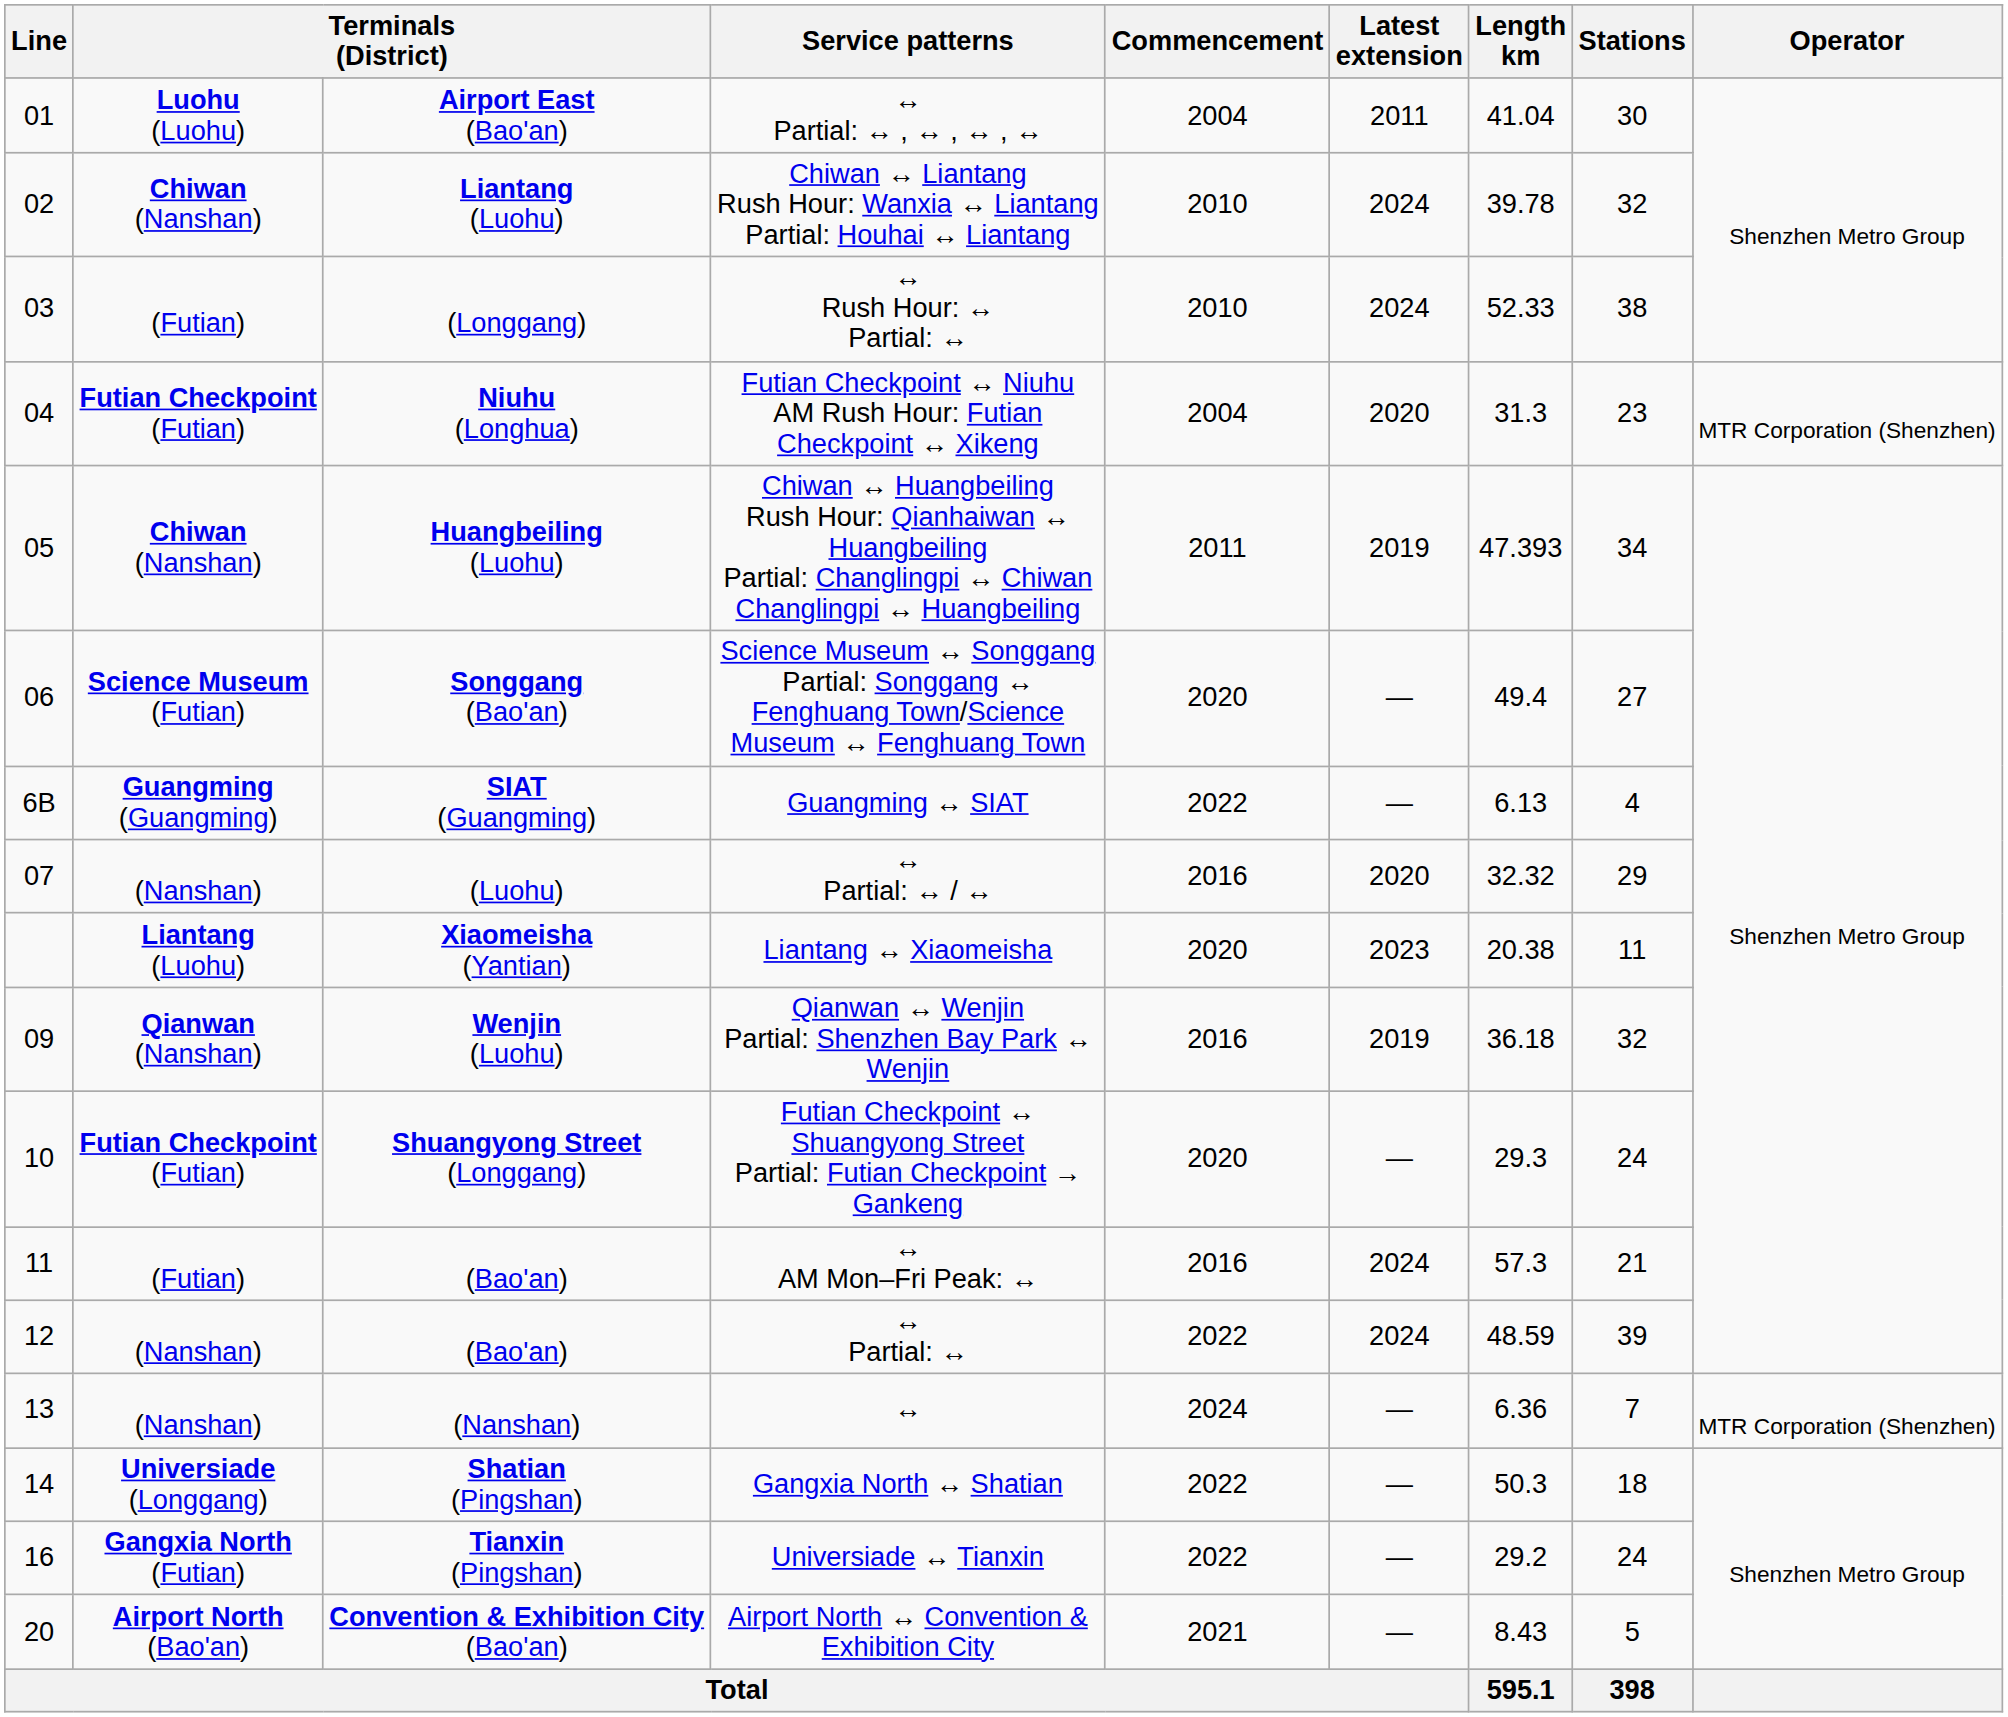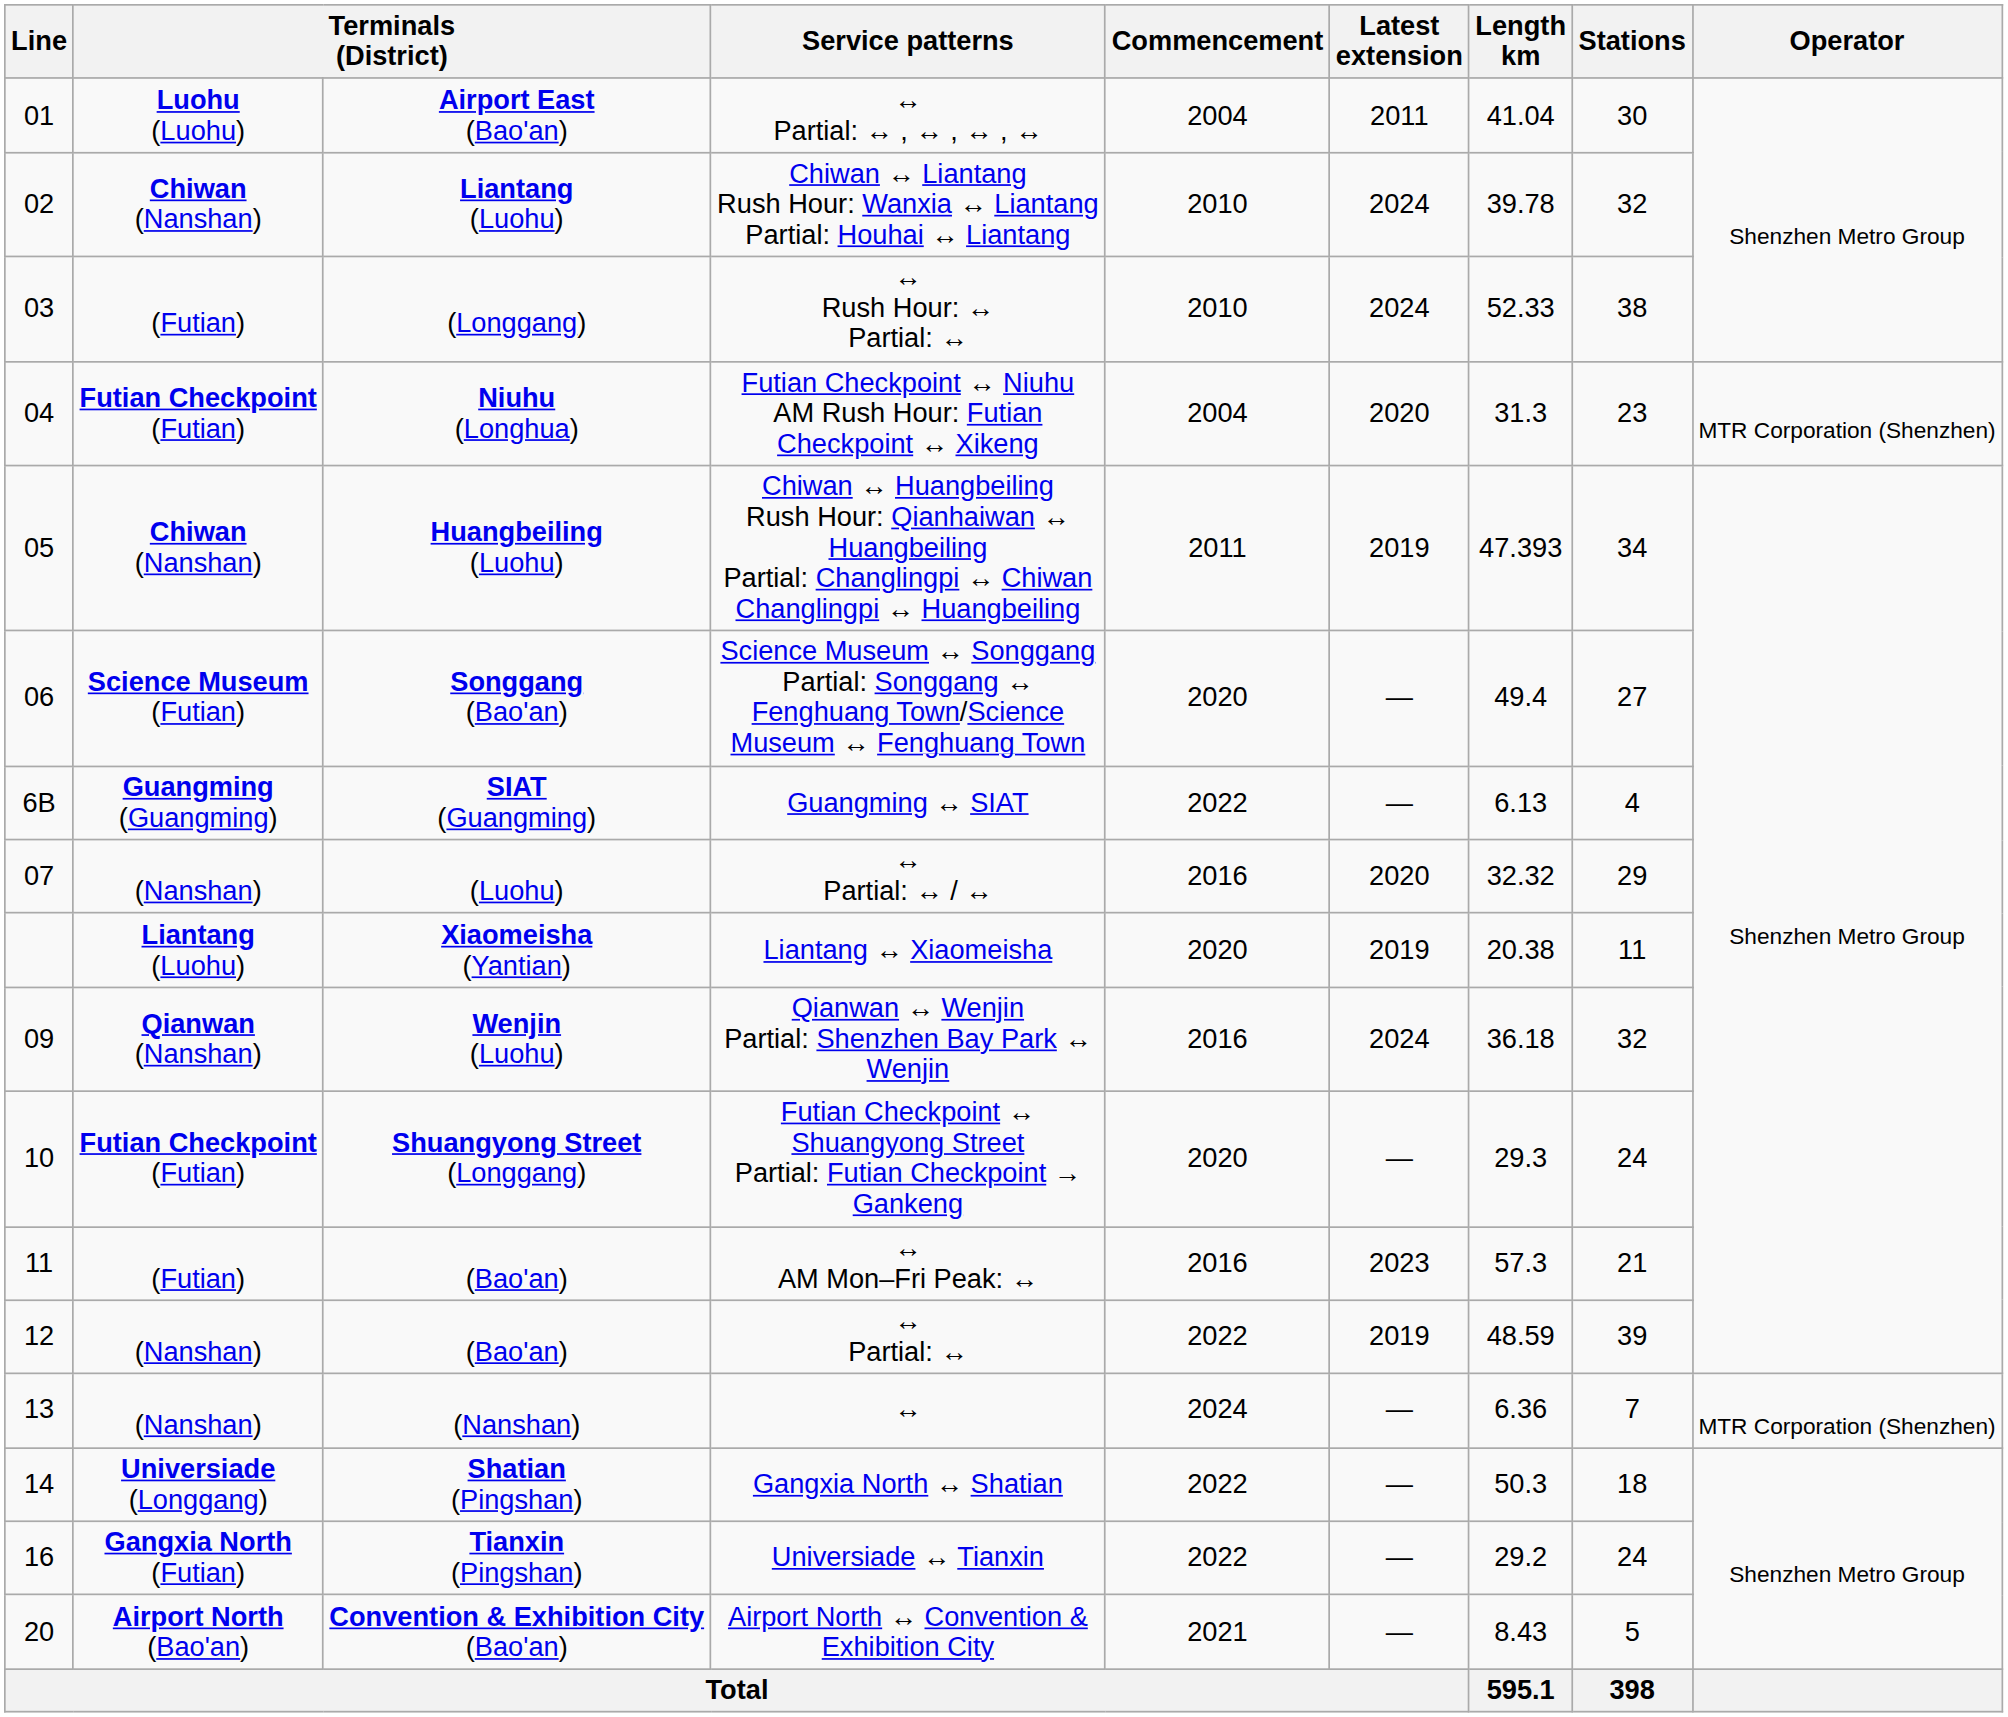(1399, 949) 2023 -> (1399, 949) 2019
(1399, 1038) 2019 -> (1399, 1038) 2024
(1399, 1262) 2024 -> (1399, 1262) 2023
(1399, 1336) 2024 -> (1399, 1336) 2019
